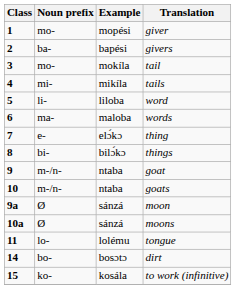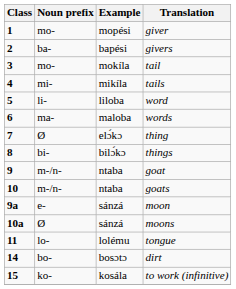(41, 135) e- -> (41, 135) Ø
(41, 205) Ø -> (41, 205) e-
